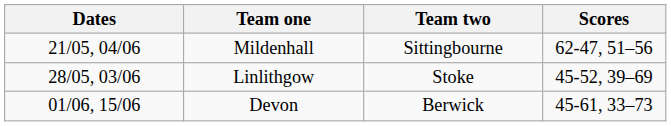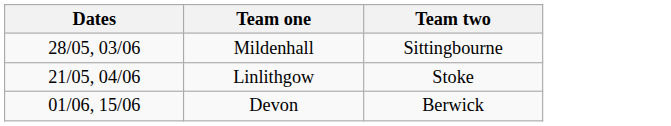- column: (604, 18)
(94, 47) 21/05, 04/06 -> (94, 47) 28/05, 03/06
(94, 76) 28/05, 03/06 -> (94, 76) 21/05, 04/06
